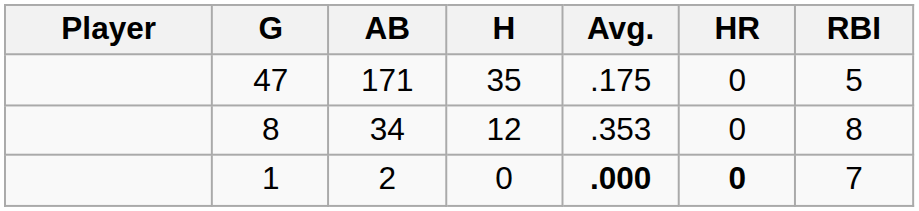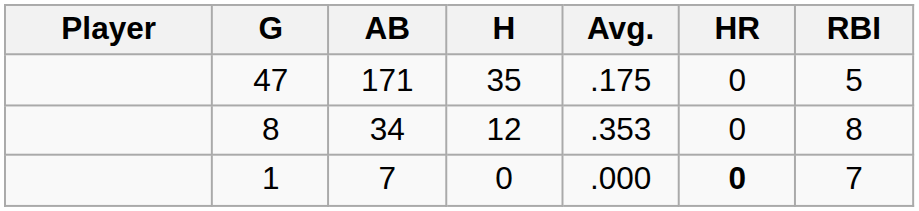(387, 179) 2 -> (387, 179) 7
(621, 179) bold -> (621, 179) normal
